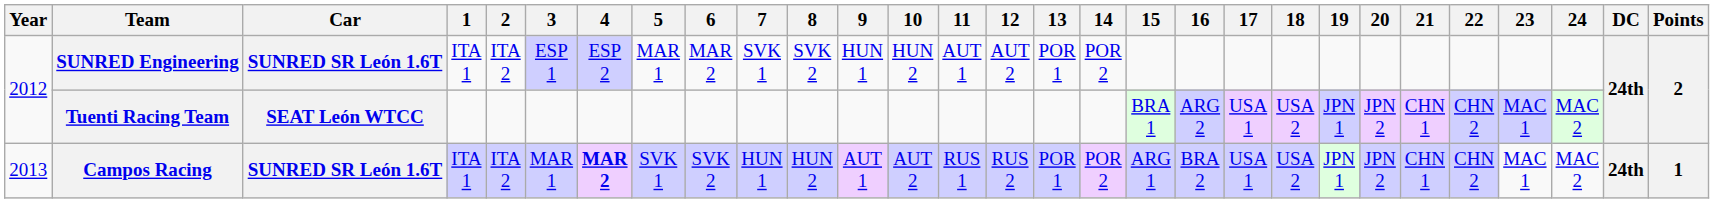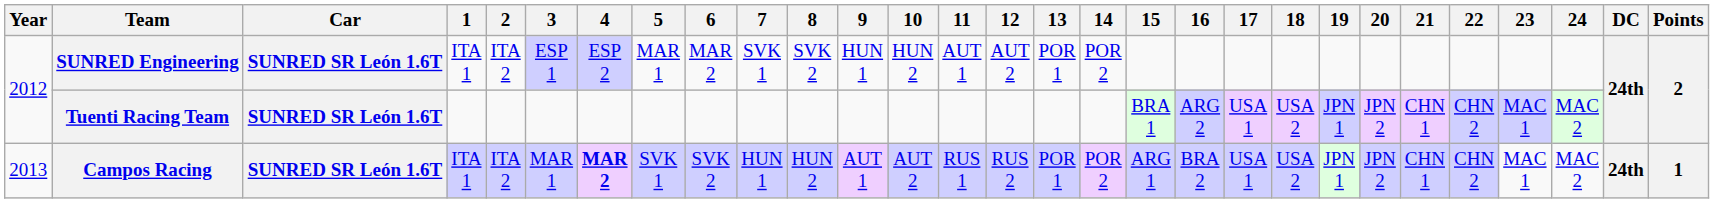(345, 116) SEAT León WTCC -> (345, 116) SUNRED SR León 1.6T
